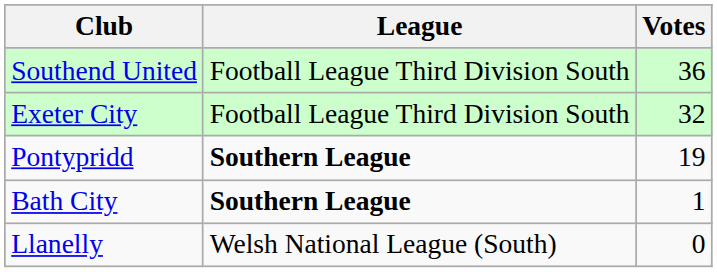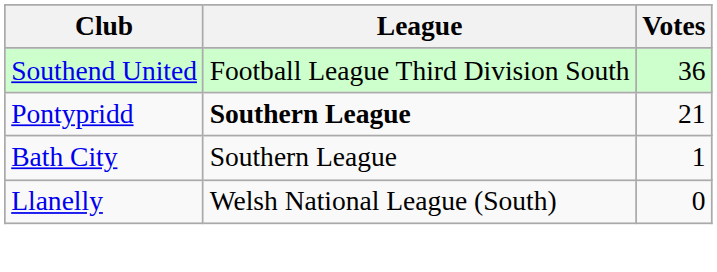- row: (74, 113)
(692, 157) 19 -> (692, 113) 21
(310, 200) bold -> (303, 157) normal
